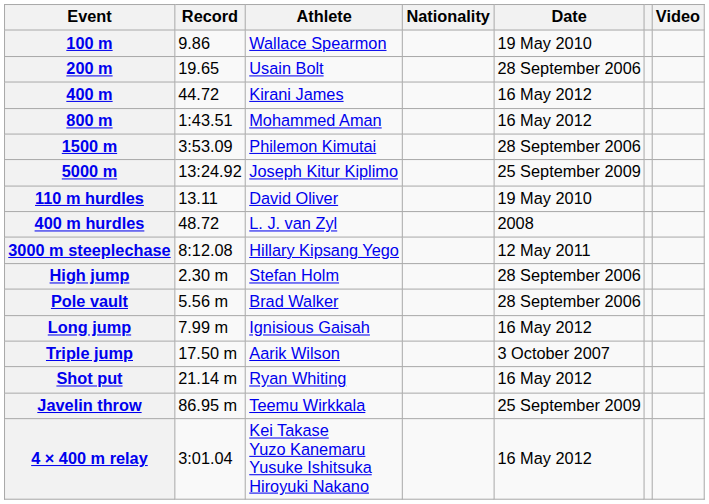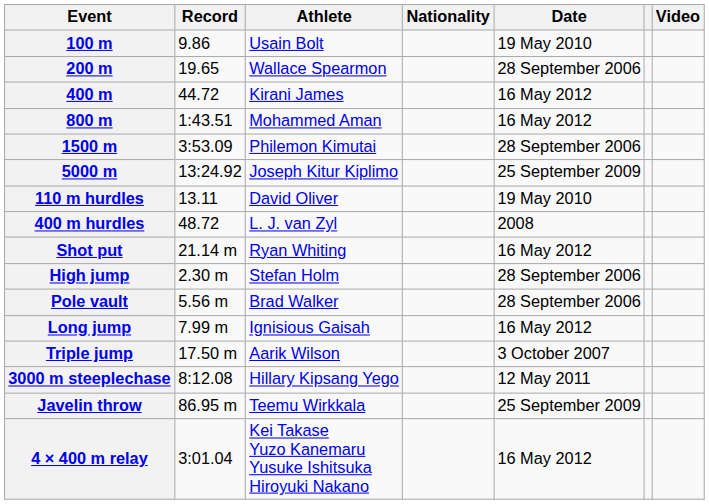(318, 43) Wallace Spearmon -> (286, 43) Usain Bolt
(286, 69) Usain Bolt -> (318, 69) Wallace Spearmon
rows swapped: (89, 250) <-> (89, 379)
